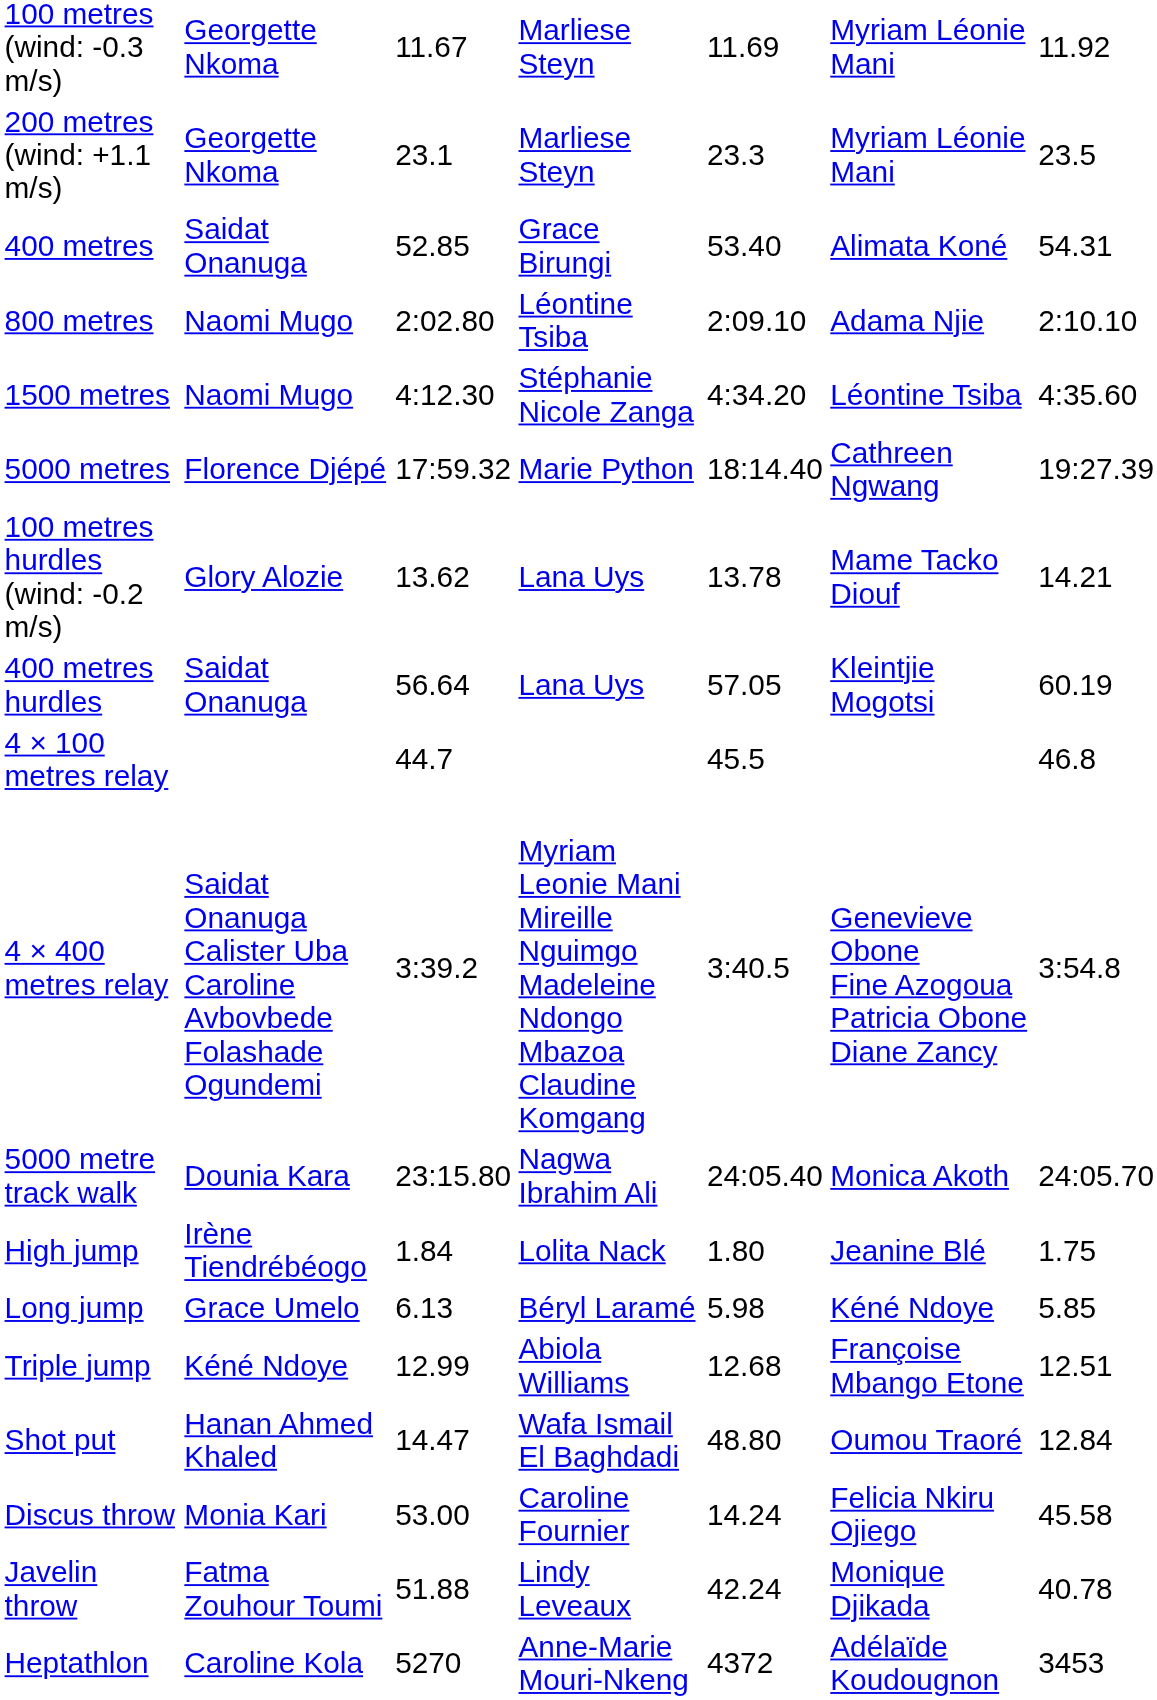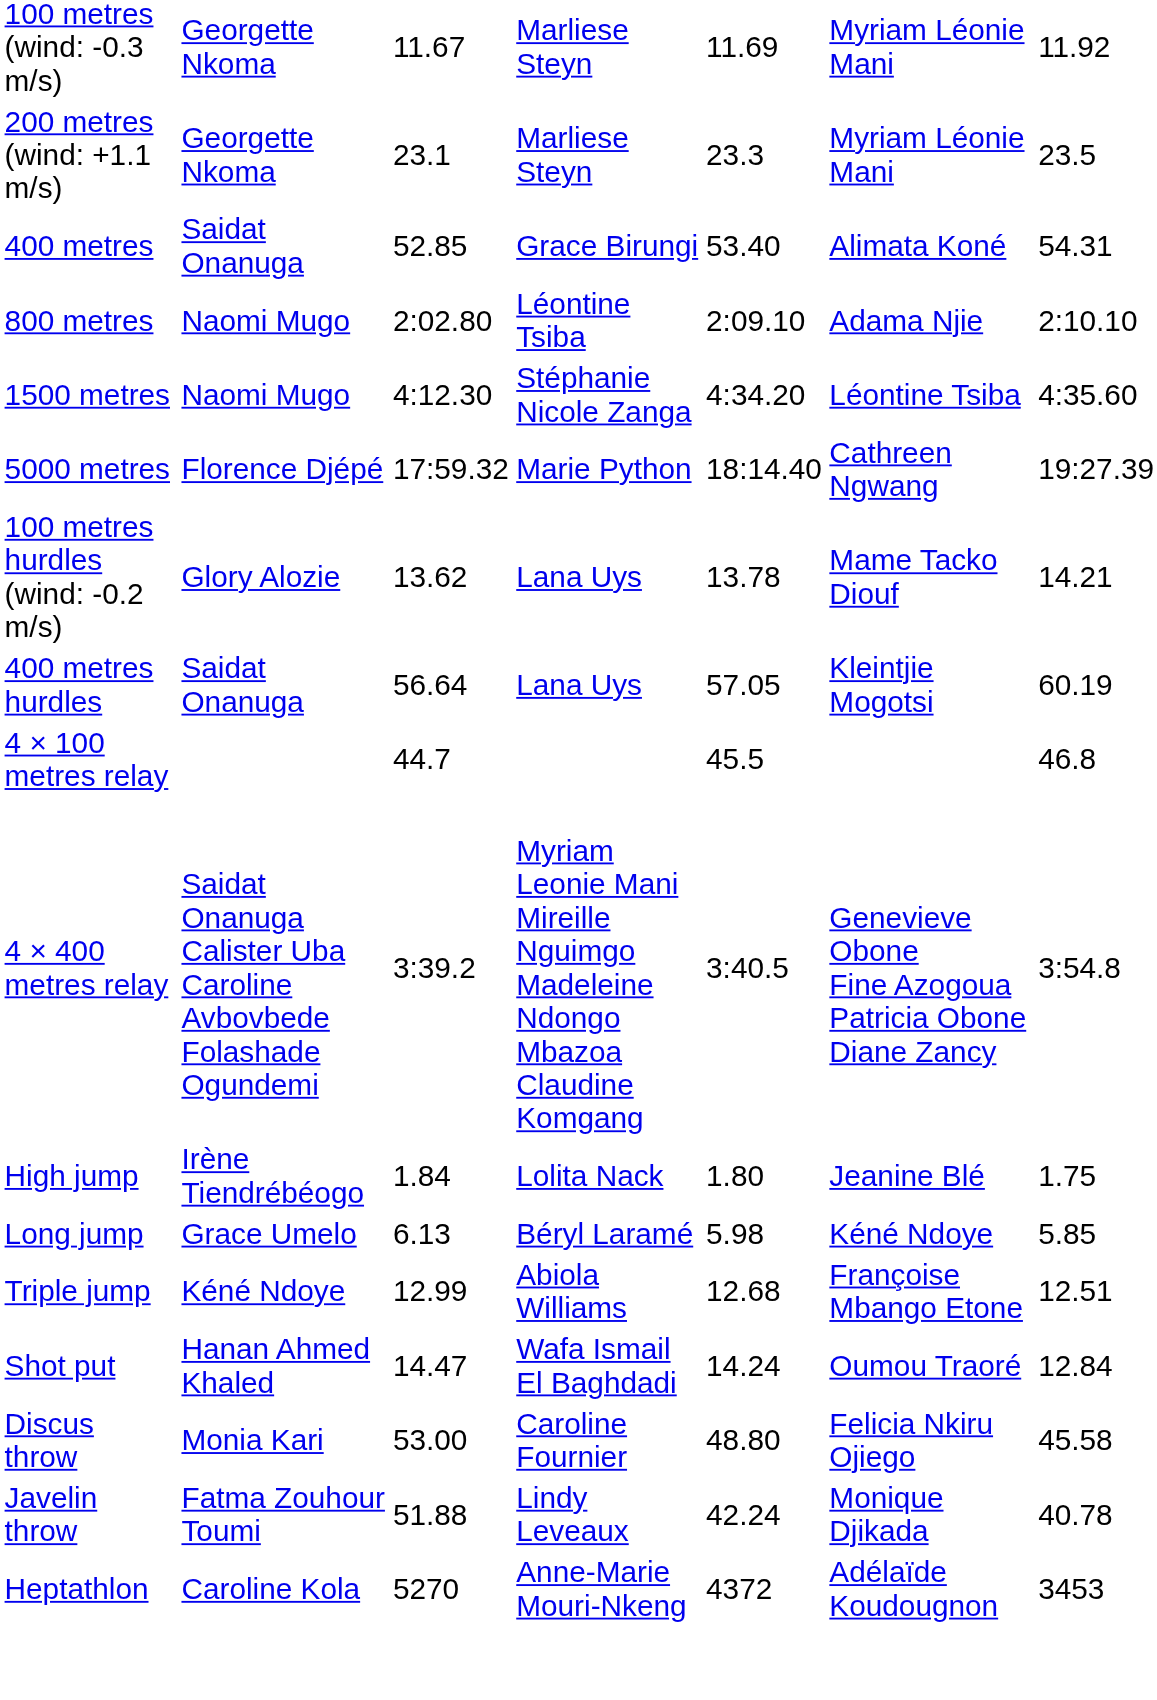- row: (80, 1176)
(744, 1440) 48.80 -> (743, 1366) 14.24
(744, 1514) 14.24 -> (743, 1440) 48.80
